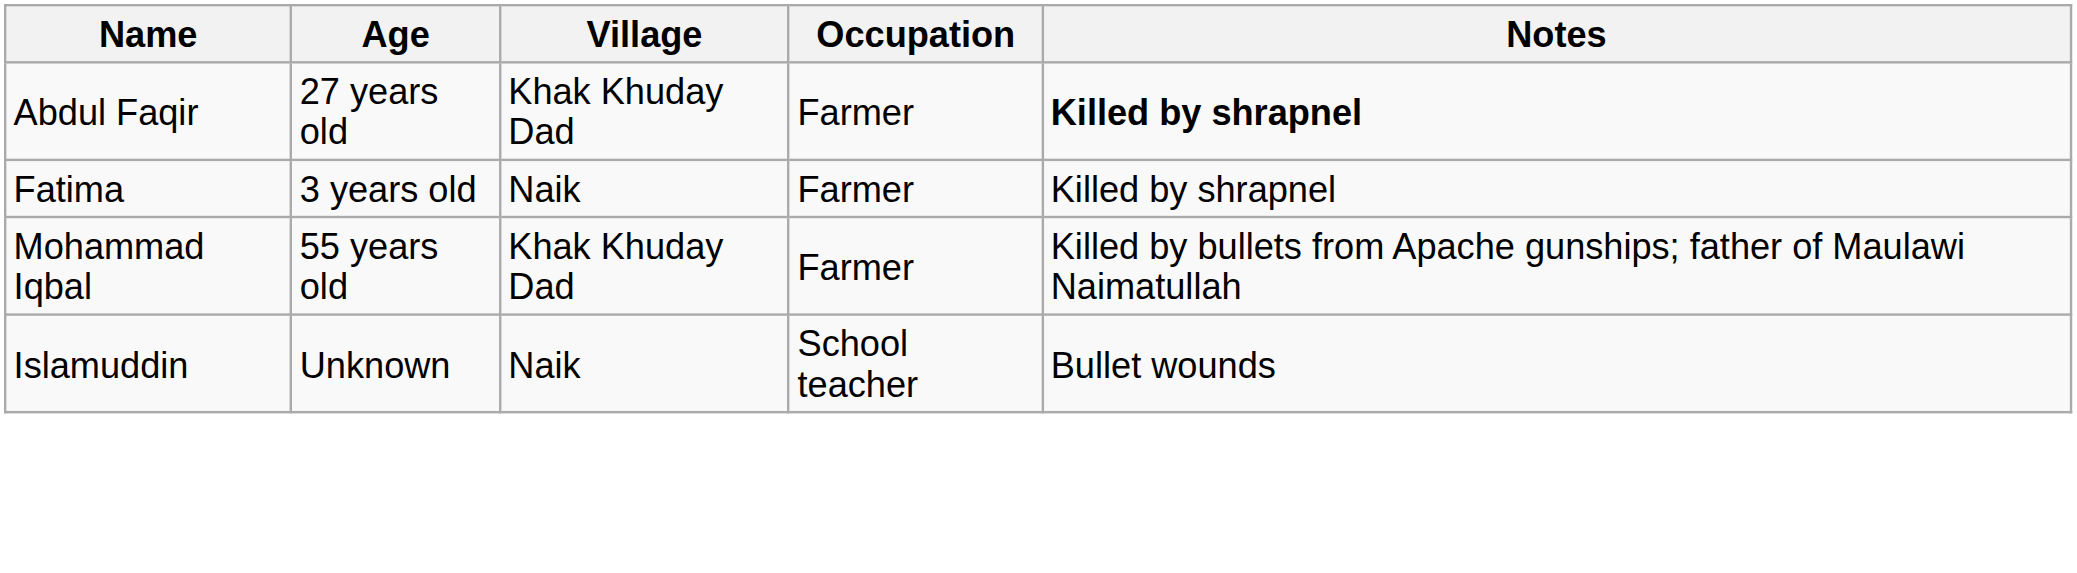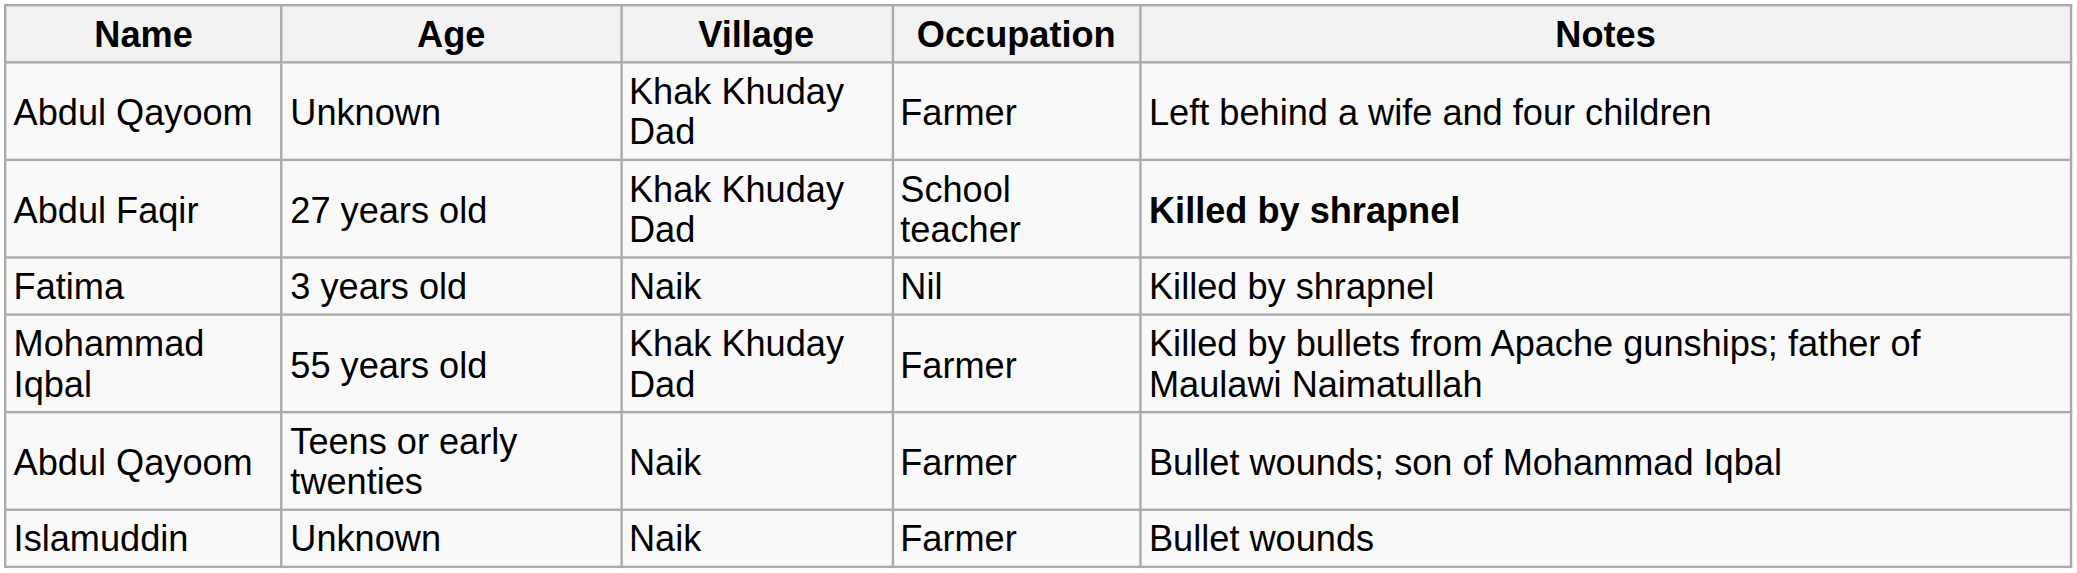+ row: (133, 112)
(856, 112) Farmer -> (961, 209) School teacher
(856, 189) Farmer -> (921, 287) Nil
+ row: (133, 462)
(858, 364) School teacher -> (959, 539) Farmer
